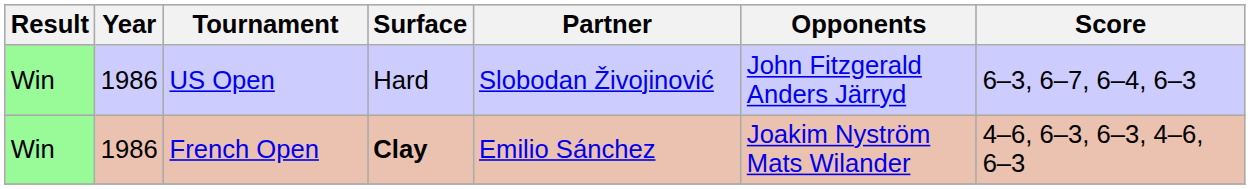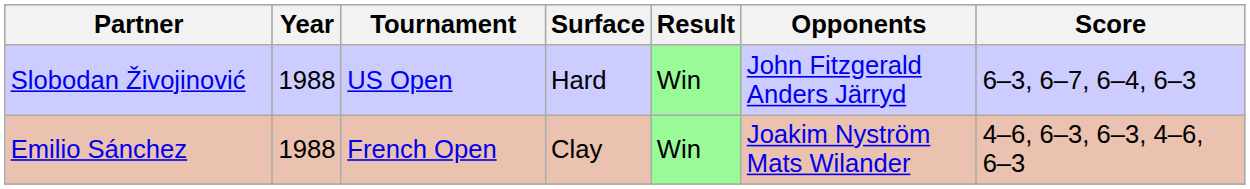columns swapped: (50, 24) <-> (607, 24)
(129, 79) 1986 -> (307, 79) 1988
(129, 149) 1986 -> (307, 149) 1988
(400, 149) bold -> (577, 149) normal
